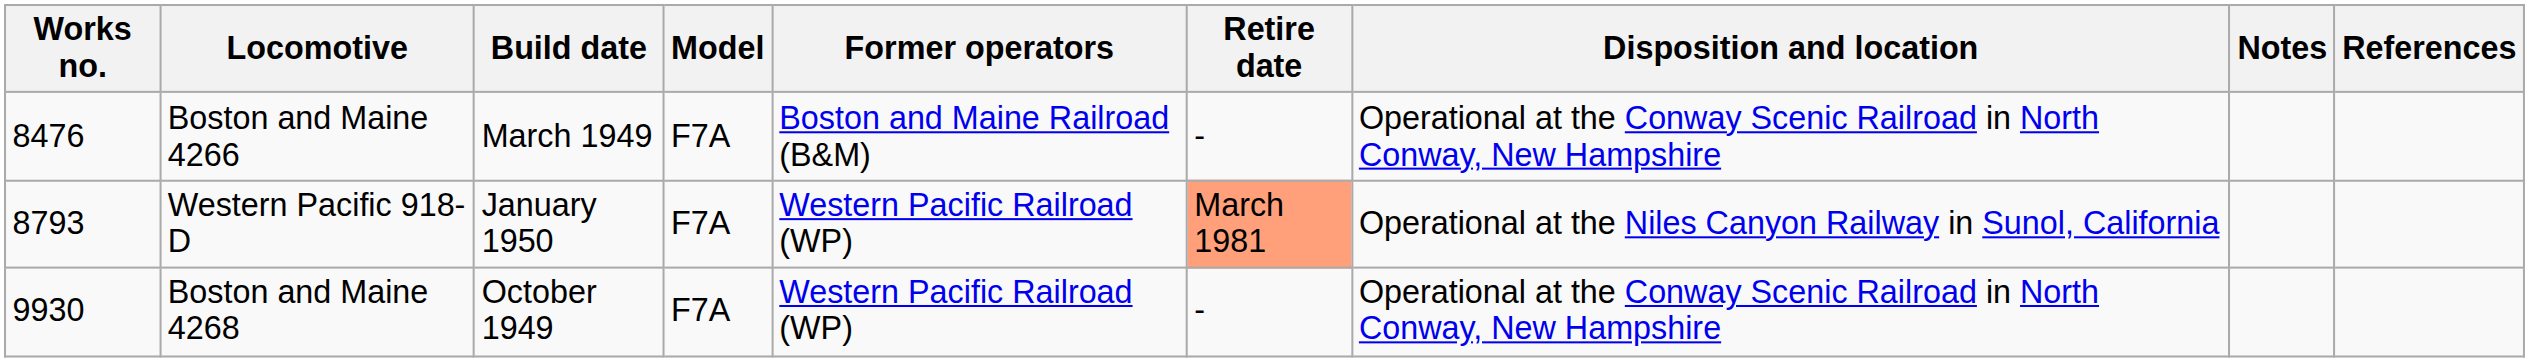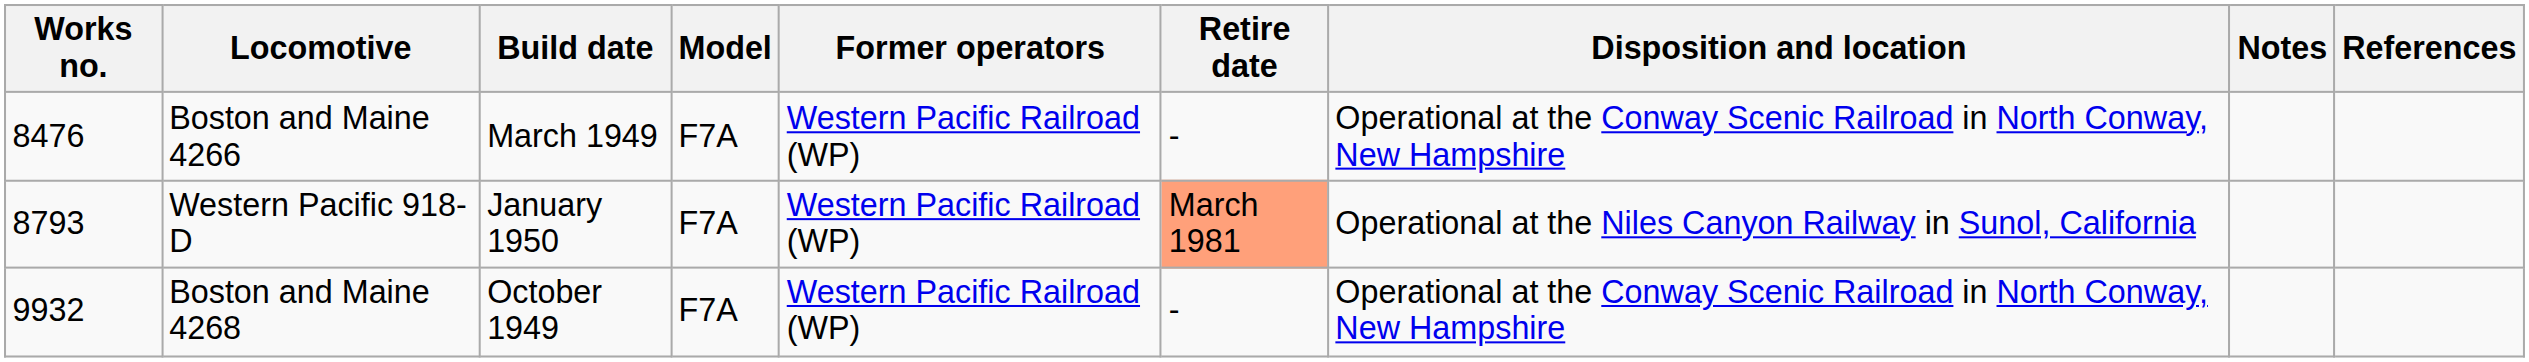(974, 135) Boston and Maine Railroad (B&M) -> (963, 135) Western Pacific Railroad (WP)
(48, 311) 9930 -> (48, 311) 9932
